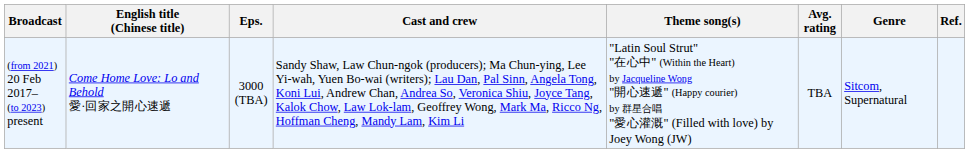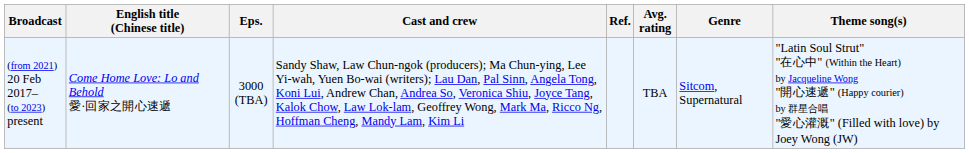columns swapped: (702, 21) <-> (951, 21)
